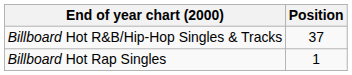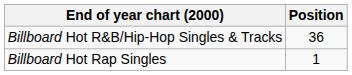(316, 37) 37 -> (316, 37) 36
